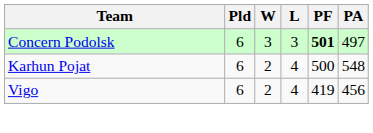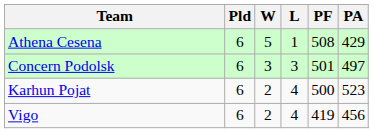+ row: (55, 41)
(323, 41) bold -> (323, 66) normal
(353, 66) 548 -> (353, 90) 523
